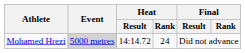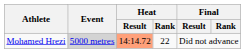(135, 41) no background -> (135, 41) lightsalmon background
(165, 41) 24 -> (165, 41) 22
